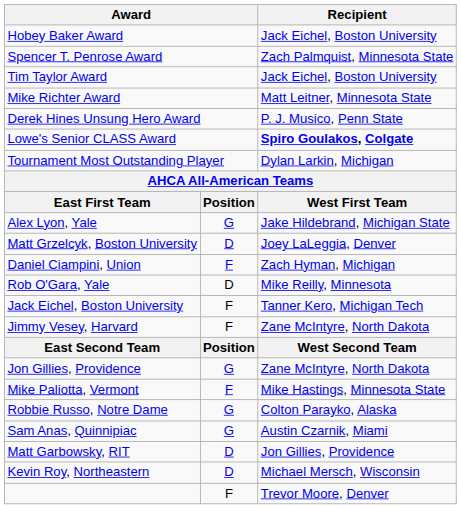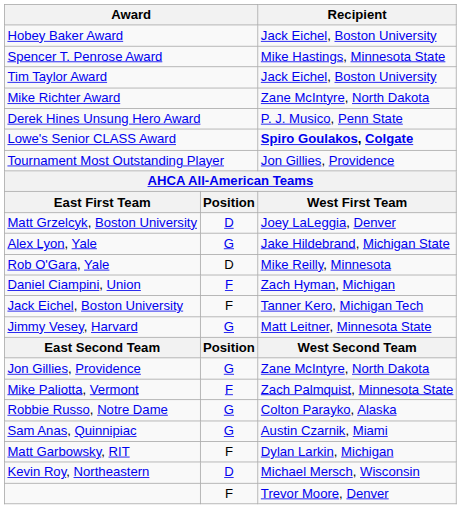(357, 56) Zach Palmquist, Minnesota State -> (353, 56) Mike Hastings, Minnesota State
(346, 98) Matt Leitner, Minnesota State -> (345, 98) Zane McIntyre, North Dakota
(327, 160) Dylan Larkin, Michigan -> (328, 160) Jon Gillies, Providence
rows swapped: (52, 222) <-> (102, 243)
rows swapped: (58, 285) <-> (74, 264)
(229, 327) F -> (229, 327) G
(345, 327) Zane McIntyre, North Dakota -> (346, 327) Matt Leitner, Minnesota State
(353, 389) Mike Hastings, Minnesota State -> (357, 389) Zach Palmquist, Minnesota State
(229, 451) D -> (229, 451) F
(328, 451) Jon Gillies, Providence -> (327, 451) Dylan Larkin, Michigan
